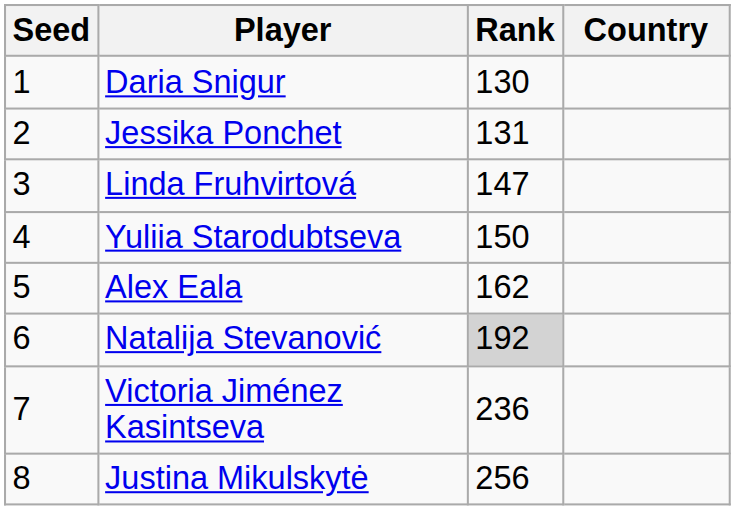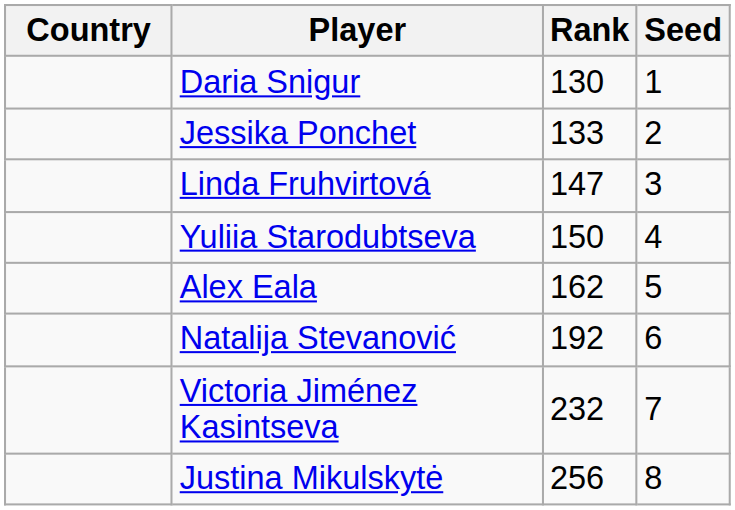columns swapped: (646, 30) <-> (51, 30)
(502, 133) 131 -> (577, 133) 133
(502, 339) lightgrey background -> (577, 339) no background
(502, 409) 236 -> (577, 409) 232
